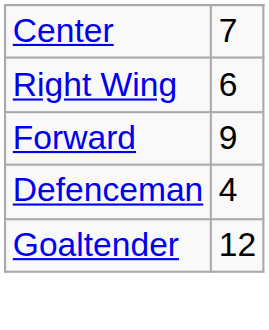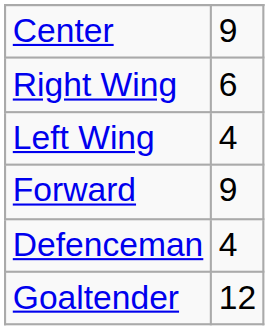(228, 31) 7 -> (228, 31) 9
+ row: (84, 137)
